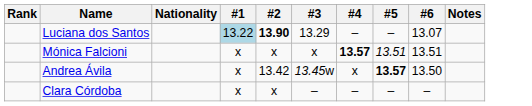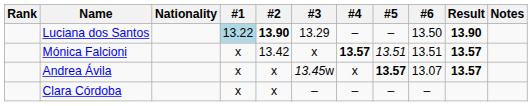+ column: (466, 14)
(427, 33) 13.07 -> (427, 33) 13.50
(274, 52) x -> (274, 52) 13.42
(274, 71) 13.42 -> (274, 71) x
(427, 71) 13.50 -> (427, 71) 13.07
